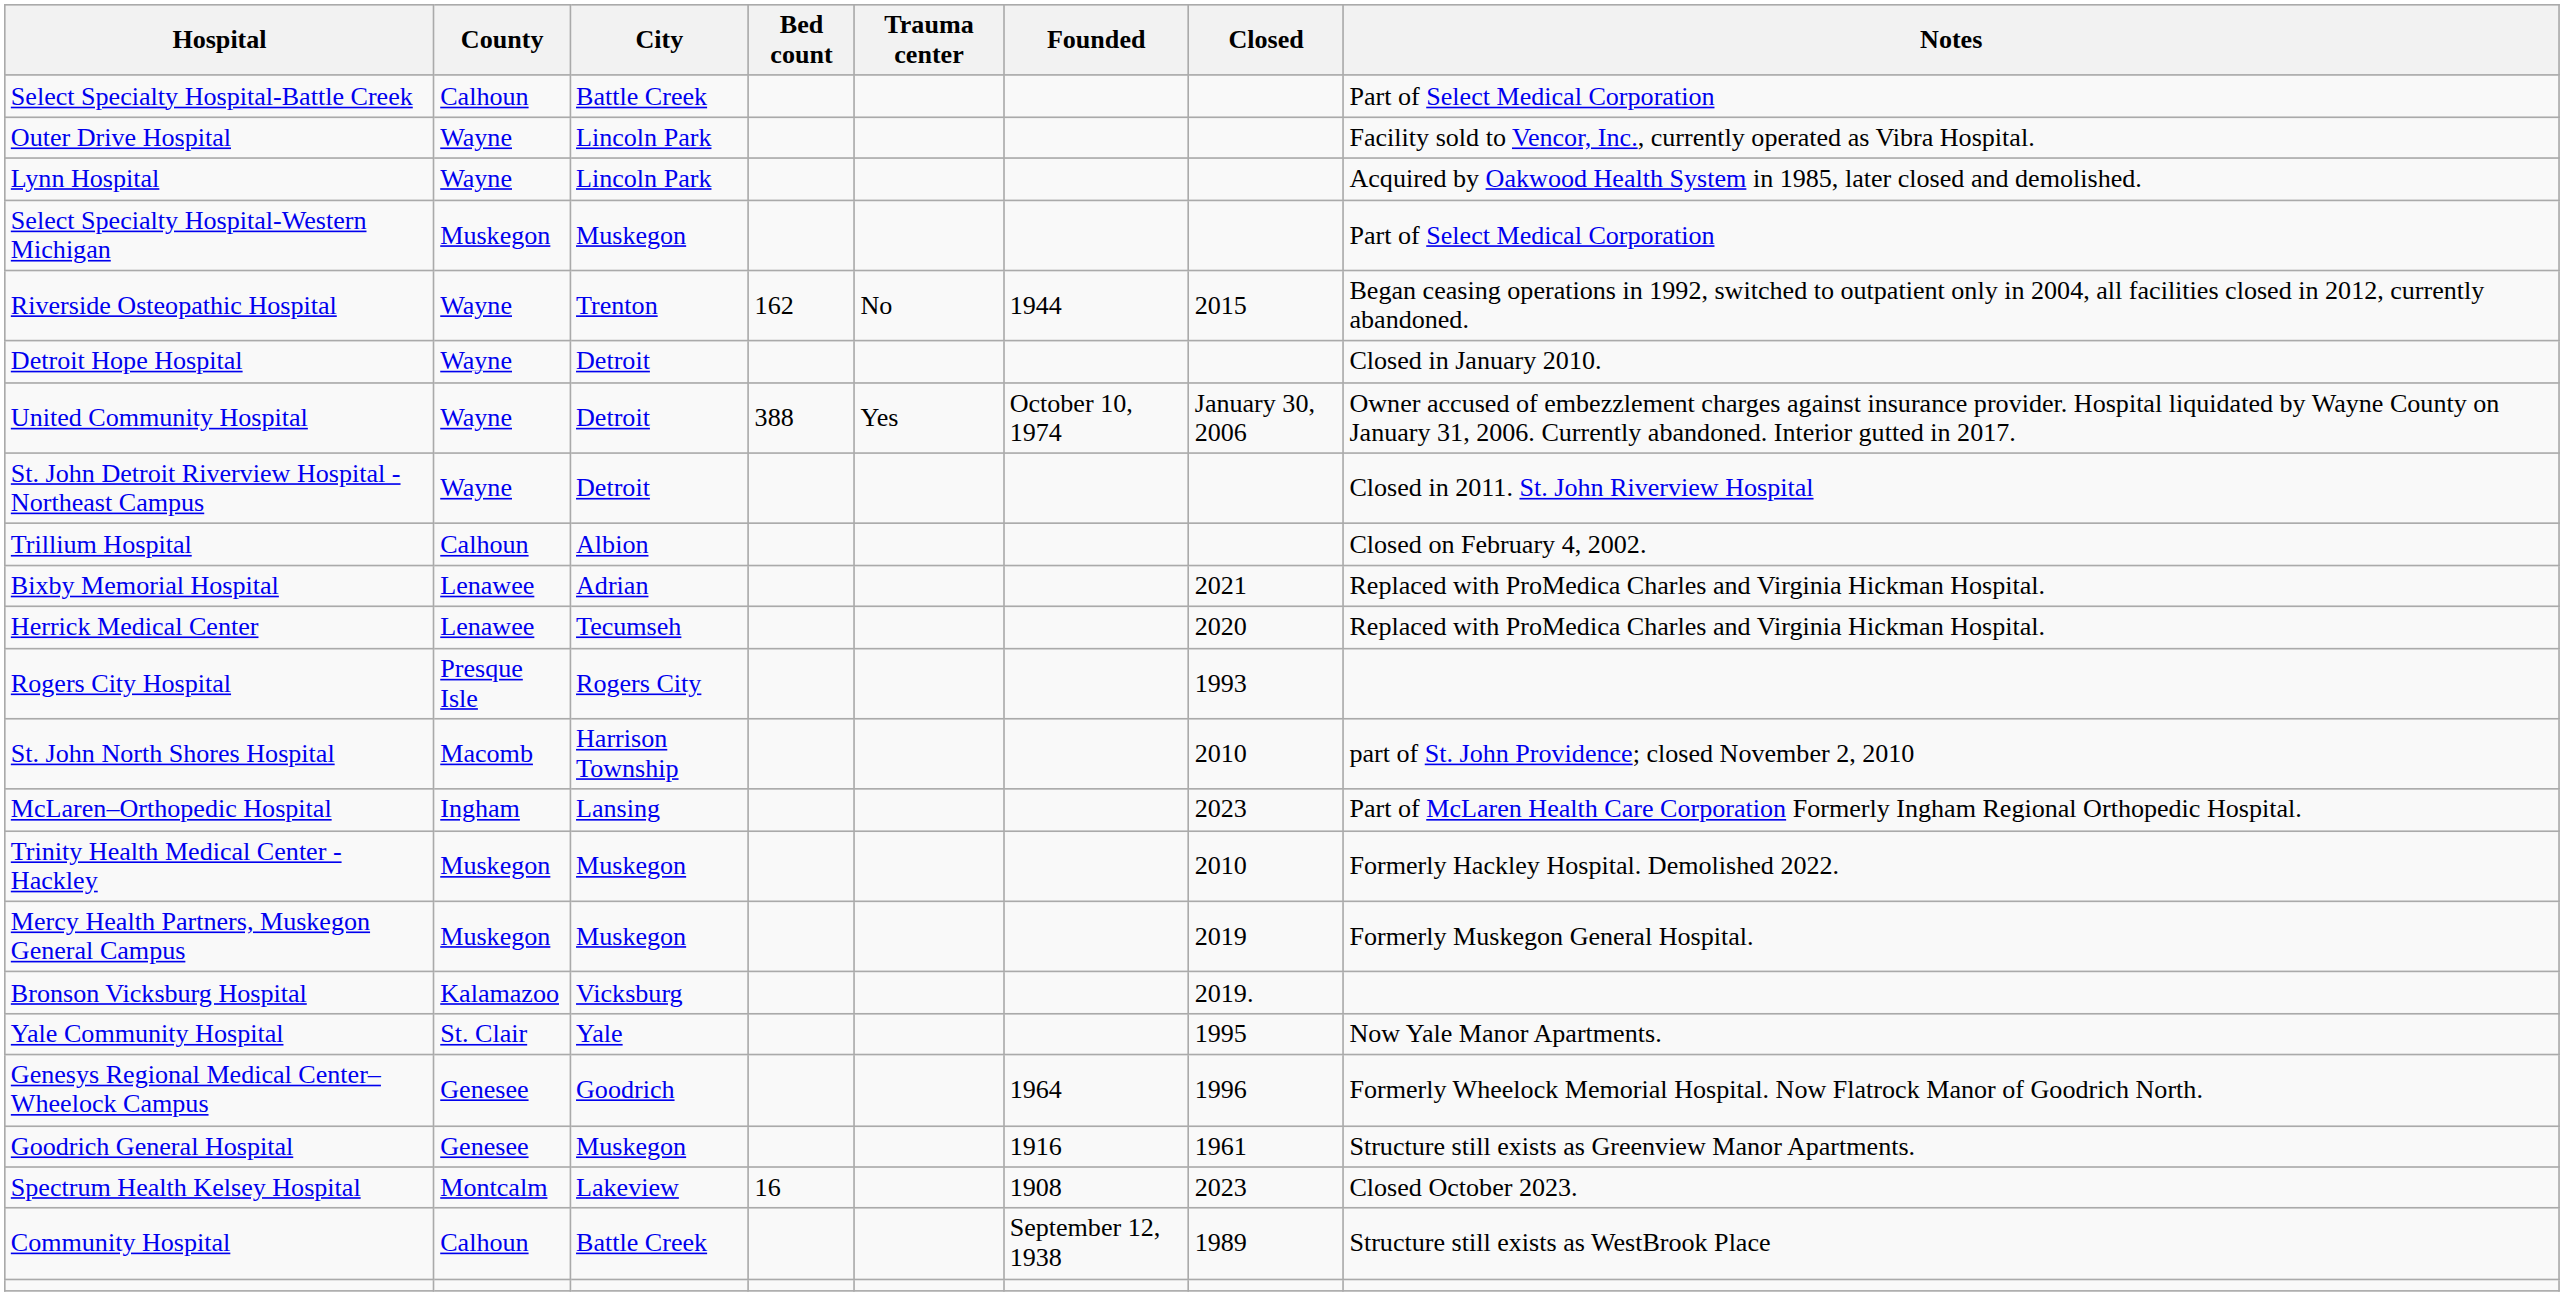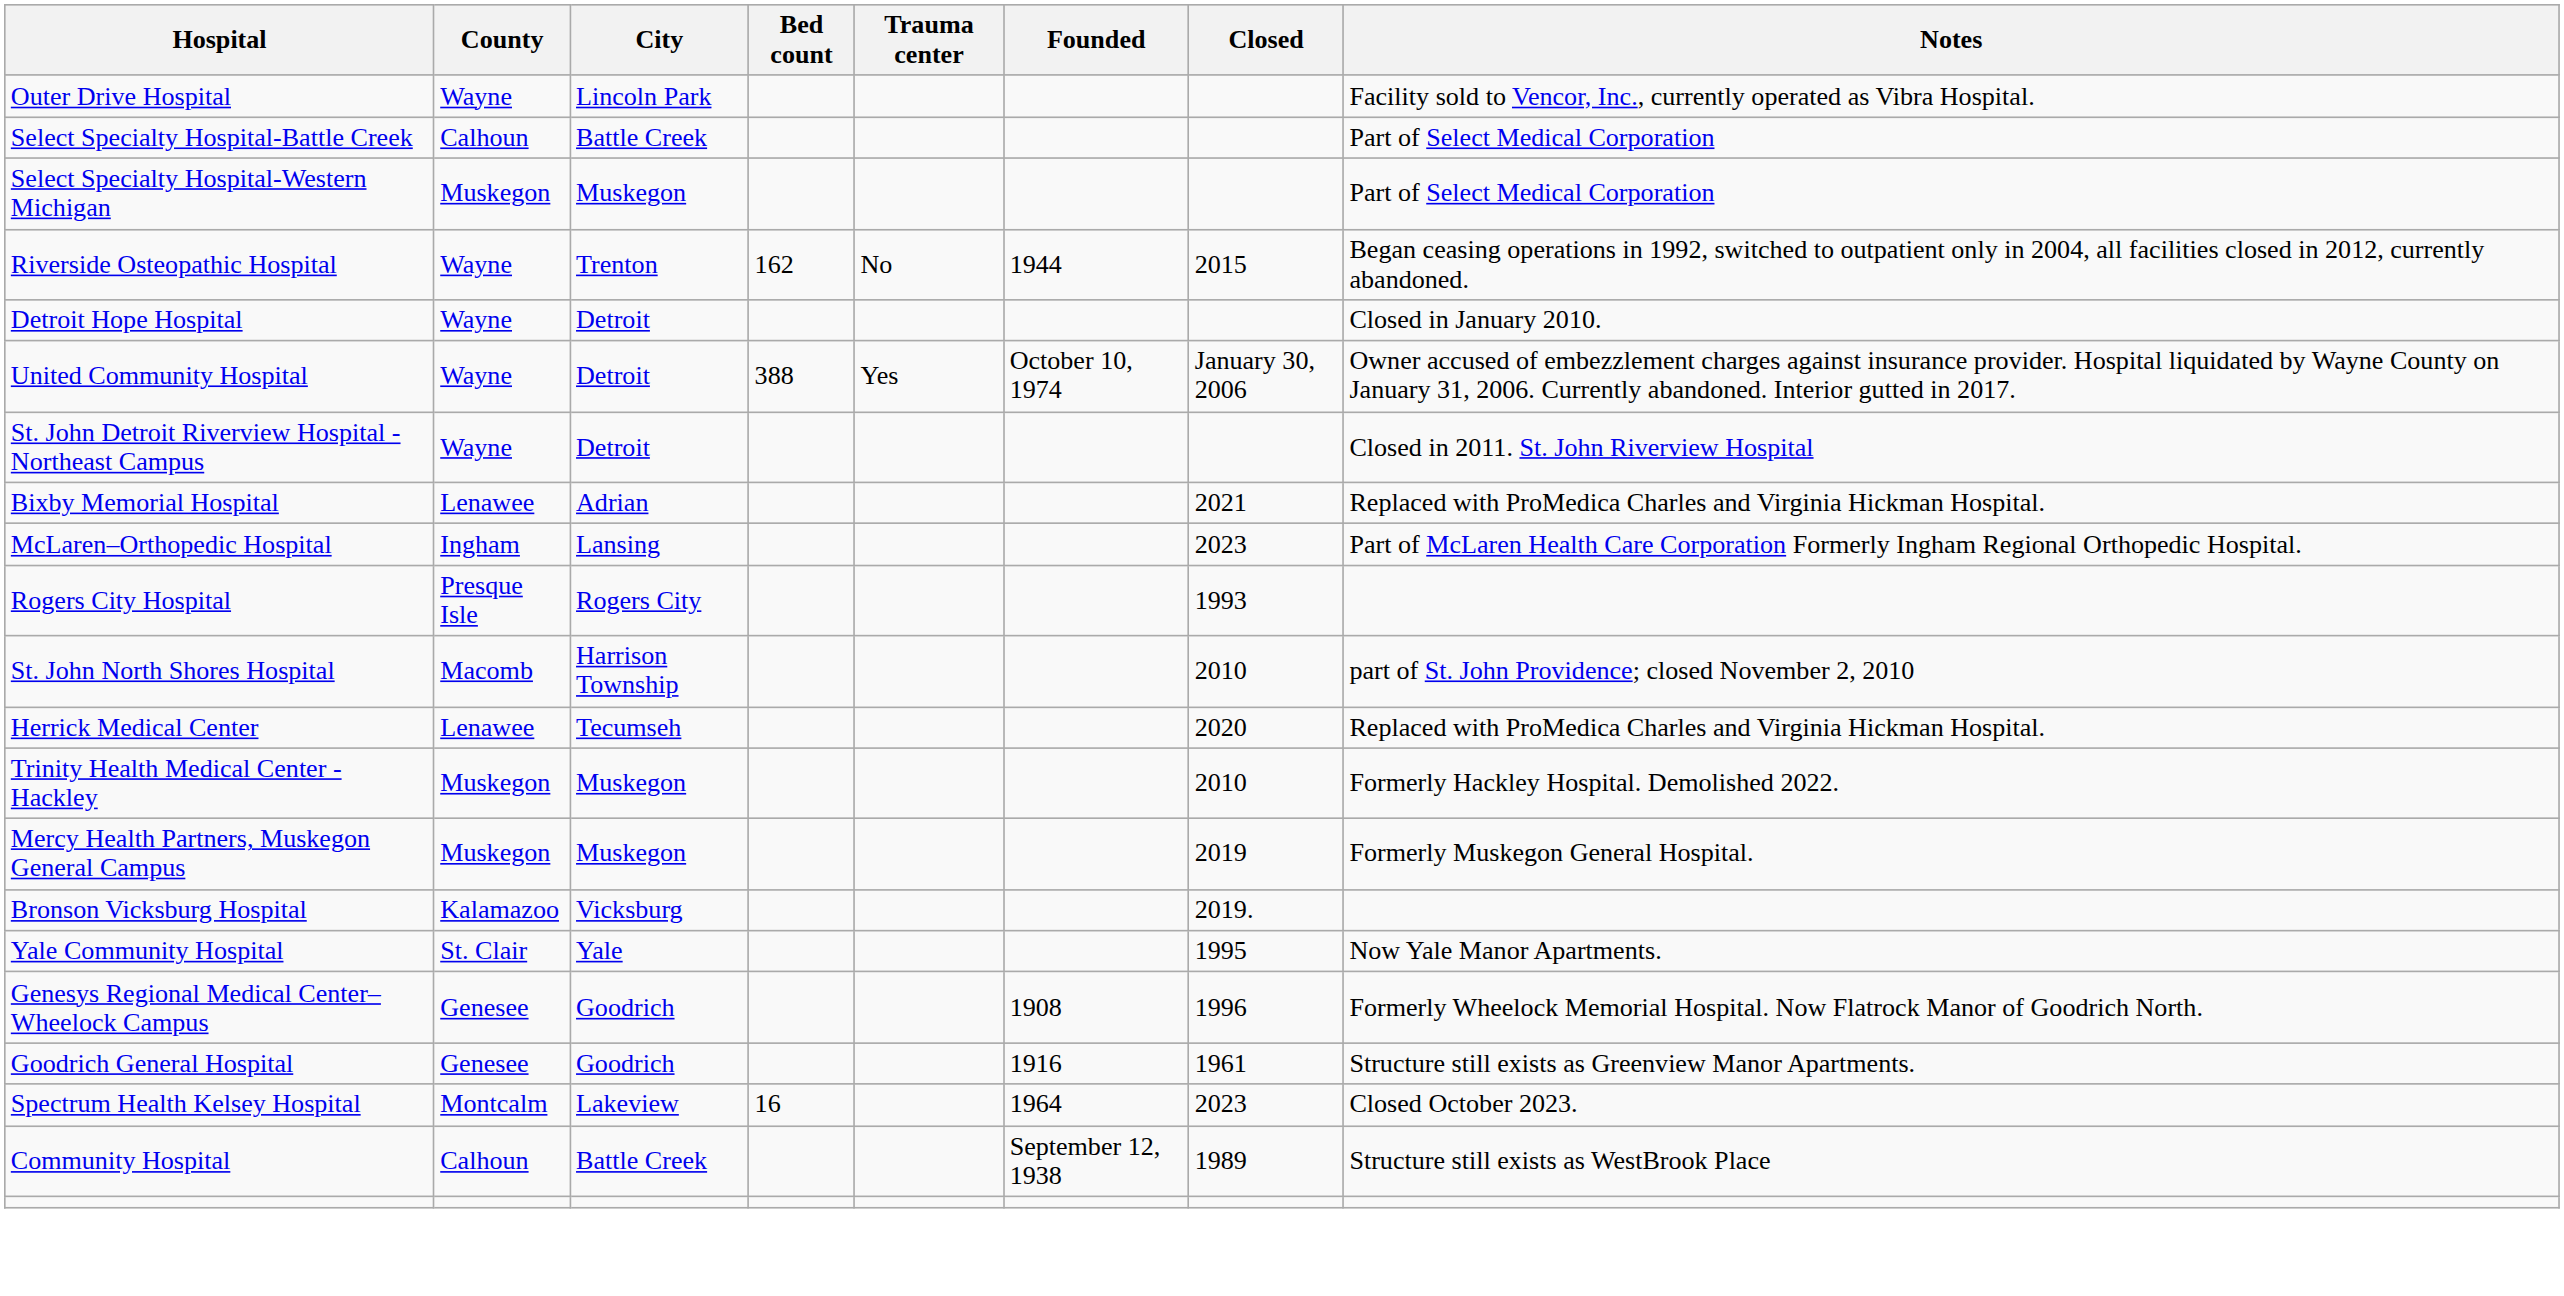rows swapped: (212, 95) <-> (121, 137)
- row: (85, 178)
- row: (101, 544)
rows swapped: (135, 626) <-> (171, 809)
(1036, 1089) 1964 -> (1036, 1007) 1908
(631, 1145) Muskegon -> (625, 1063) Goodrich
(1036, 1187) 1908 -> (1036, 1104) 1964
